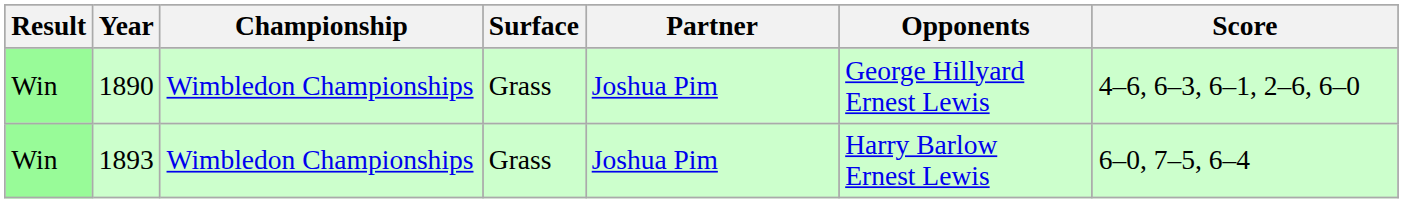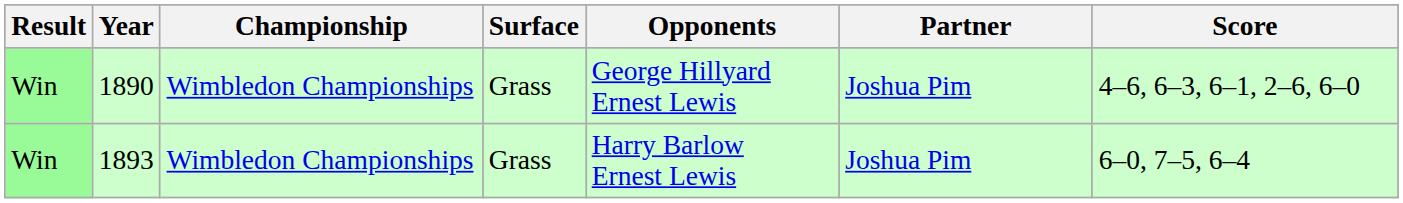columns swapped: (712, 26) <-> (966, 26)
